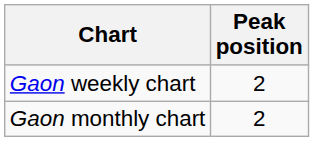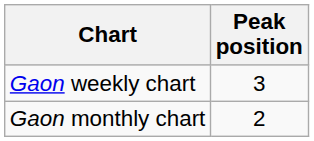(259, 82) 2 -> (259, 82) 3
